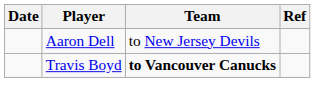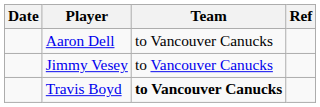(194, 41) to New Jersey Devils -> (204, 41) to Vancouver Canucks
+ row: (87, 65)
